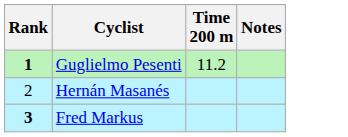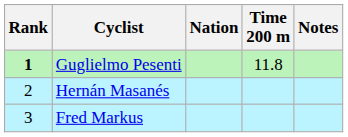+ column: (214, 27)
(211, 63) 11.2 -> (268, 63) 11.8
(28, 117) bold -> (28, 117) normal
